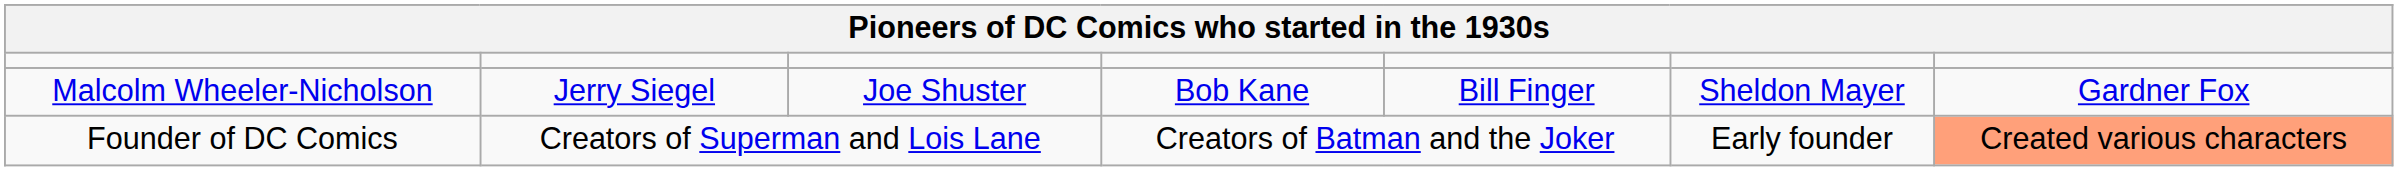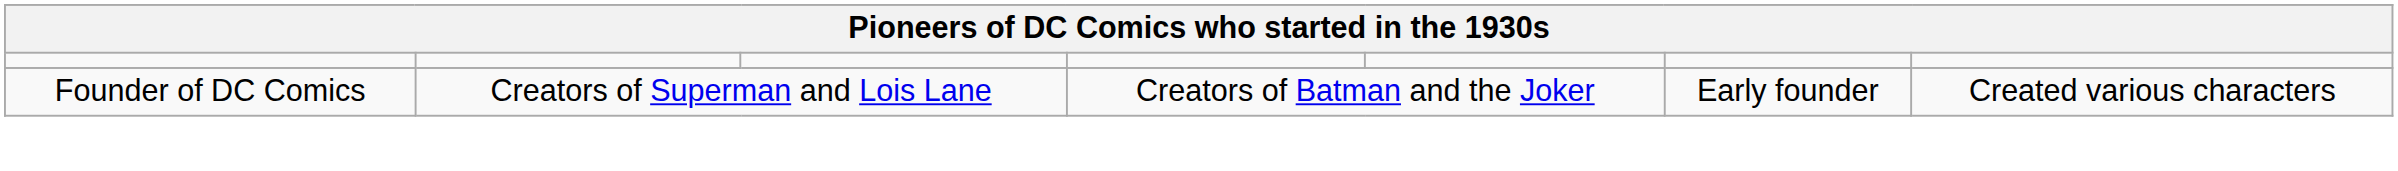- row: (242, 91)
(2164, 139) lightsalmon background -> (2152, 91) no background
